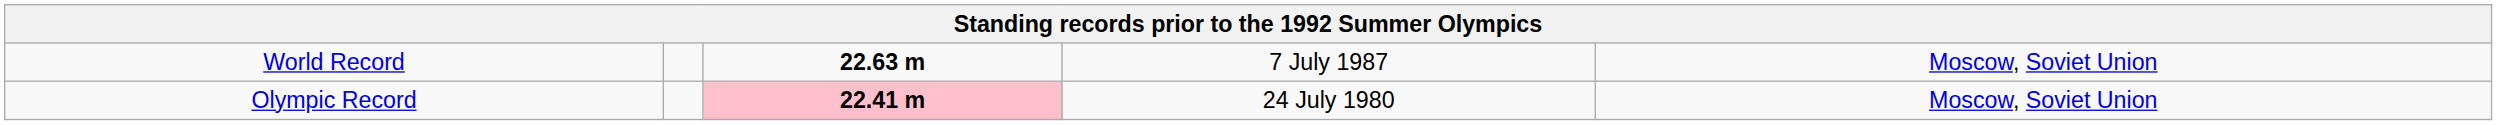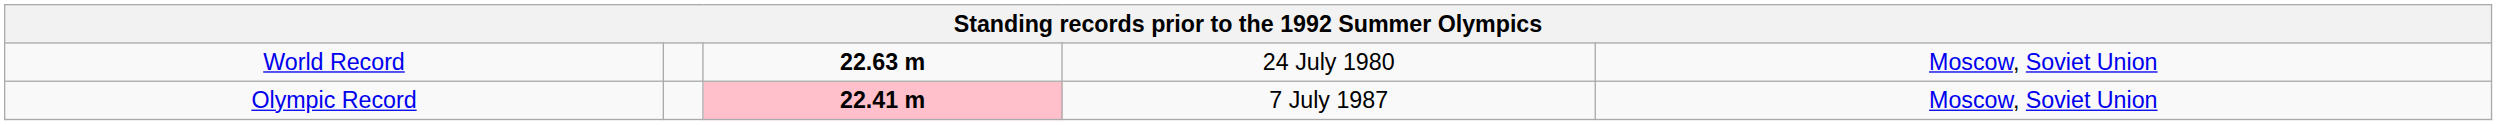(1329, 61) 7 July 1987 -> (1329, 61) 24 July 1980
(1329, 99) 24 July 1980 -> (1329, 99) 7 July 1987
